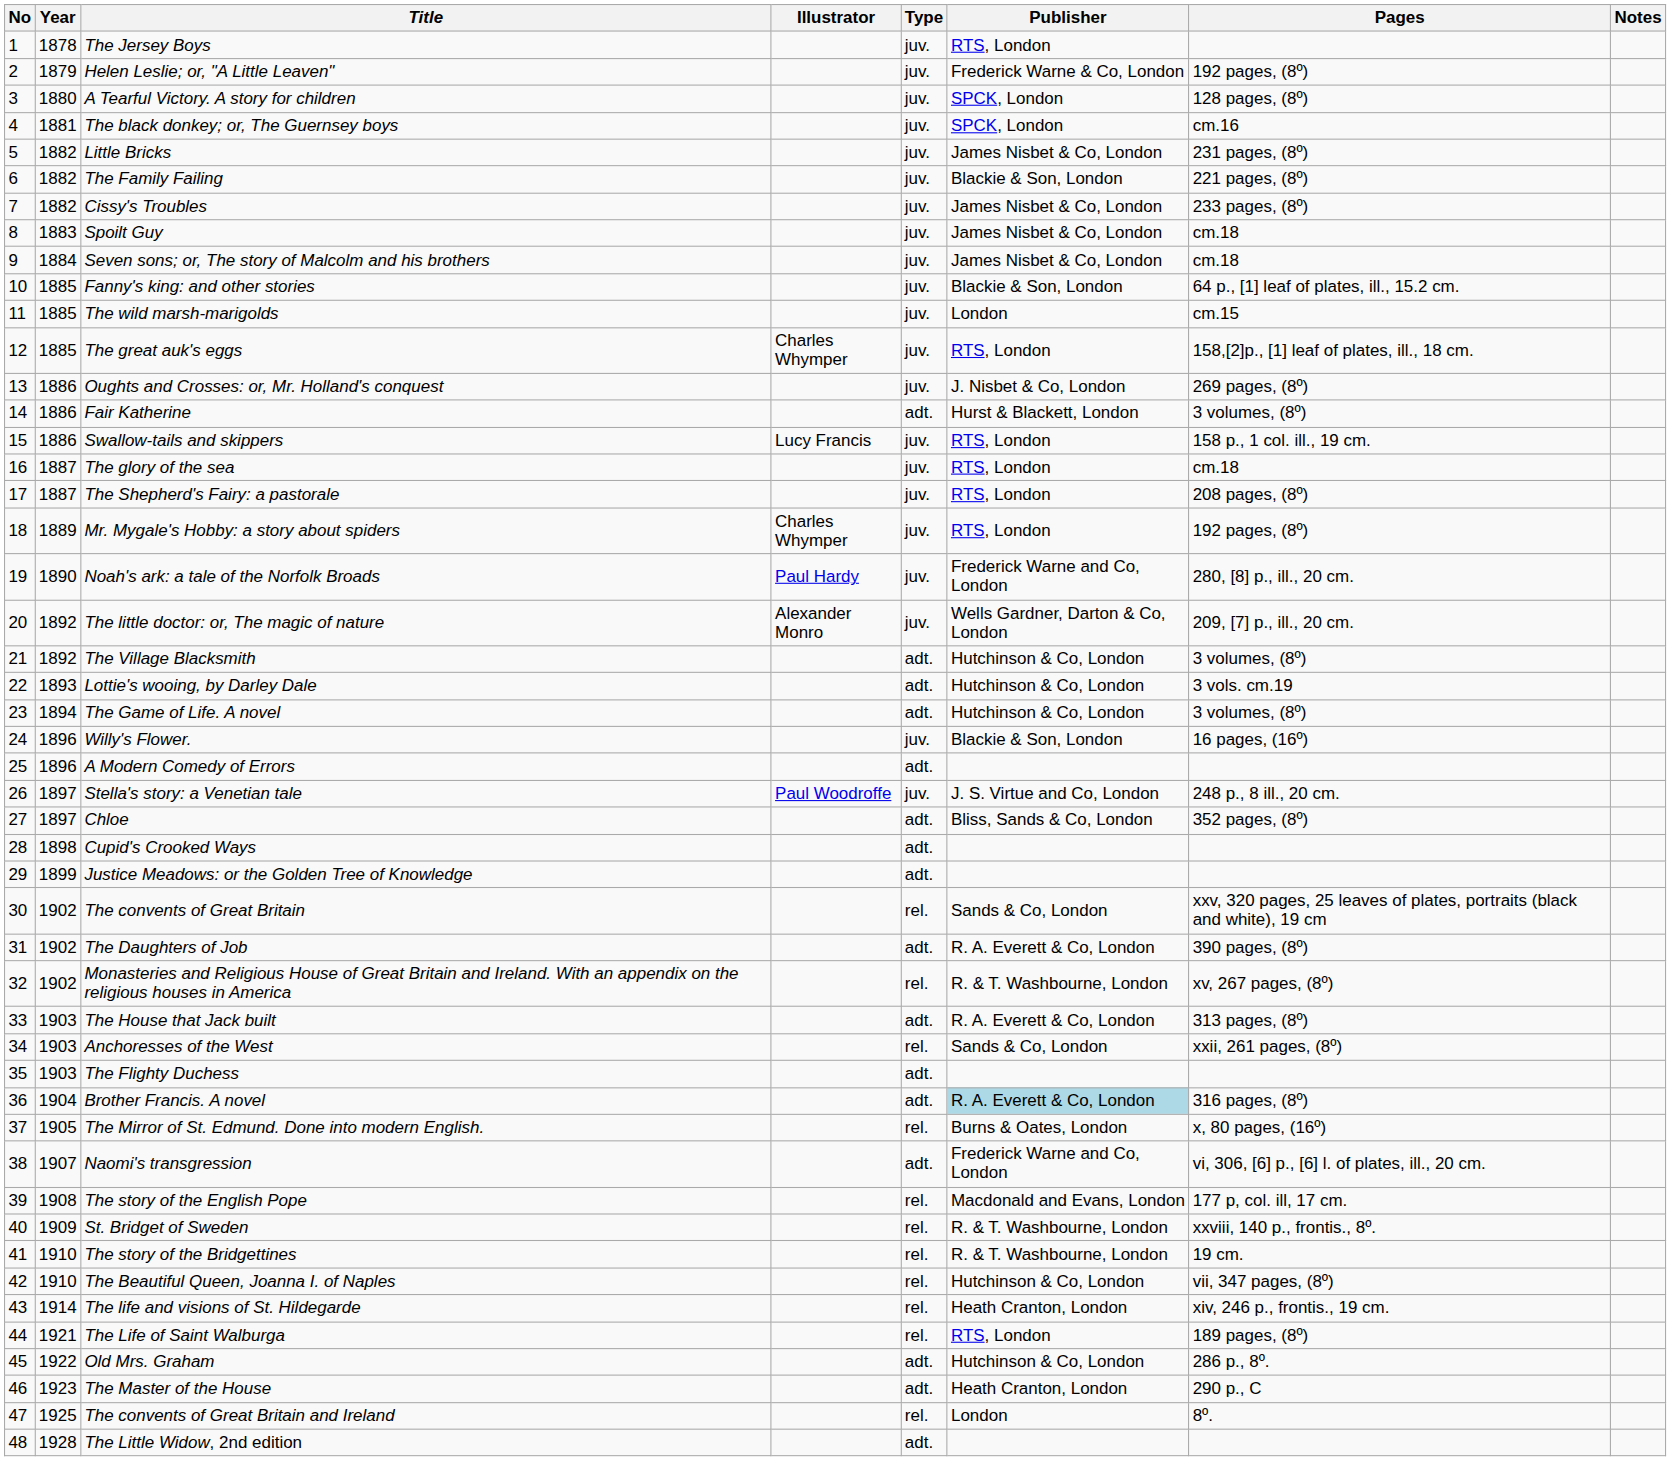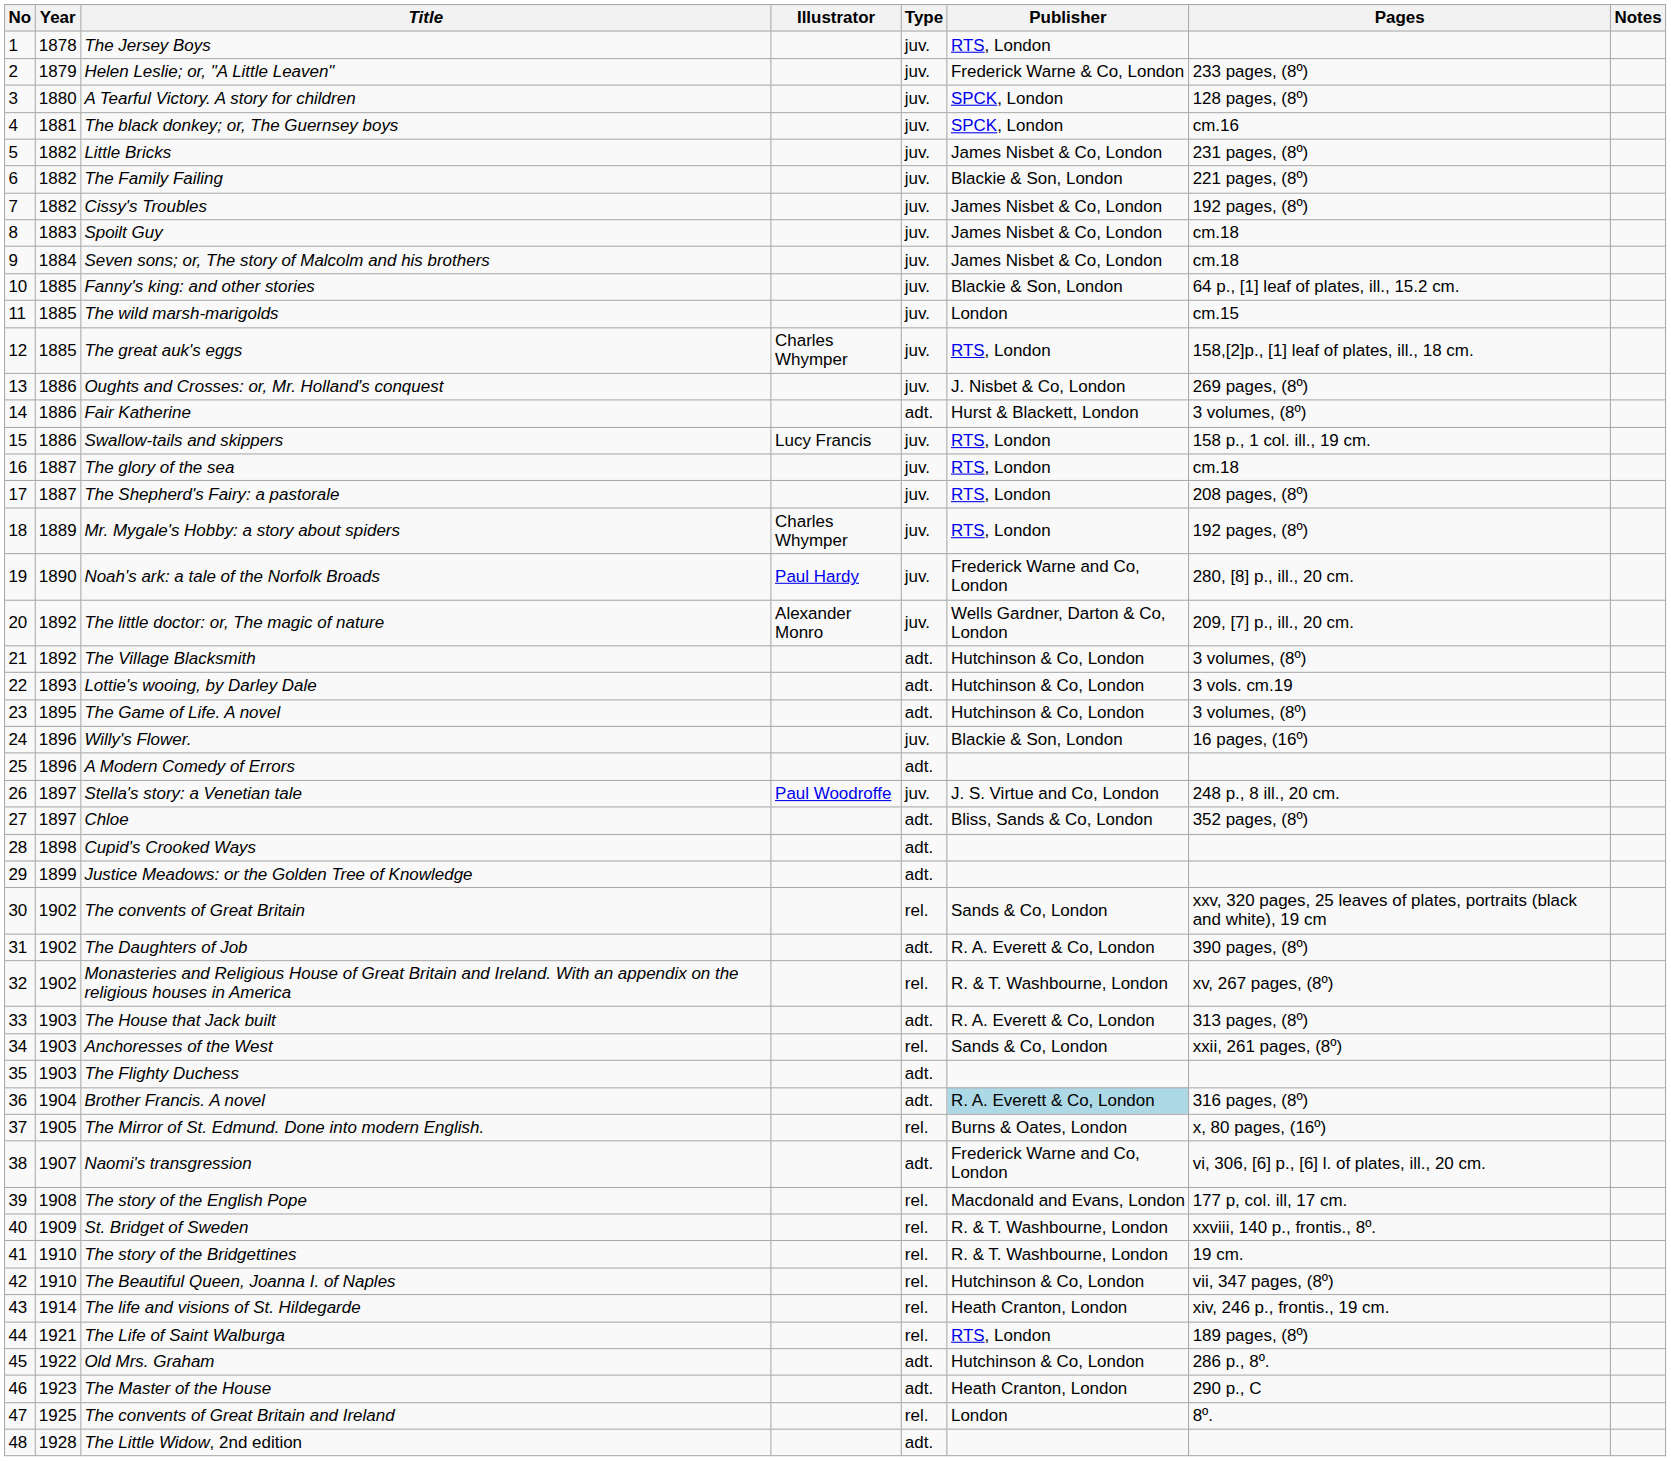(1250, 71) 192 pages, (8º) -> (1250, 71) 233 pages, (8º)
(1250, 206) 233 pages, (8º) -> (1250, 206) 192 pages, (8º)
(58, 712) 1894 -> (58, 712) 1895
